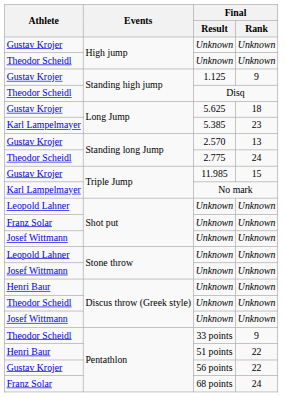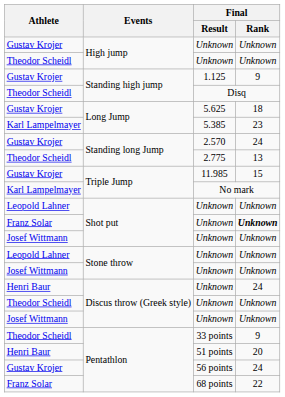(257, 142) 13 -> (258, 142) 24
(257, 158) 24 -> (258, 158) 13
(257, 222) normal -> (258, 222) bold
(257, 287) Unknown -> (258, 287) 24
(257, 352) 22 -> (258, 352) 20
(257, 368) 22 -> (258, 368) 24
(257, 384) 24 -> (258, 384) 22
